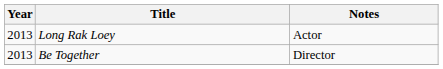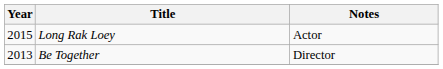(20, 34) 2013 -> (20, 34) 2015
